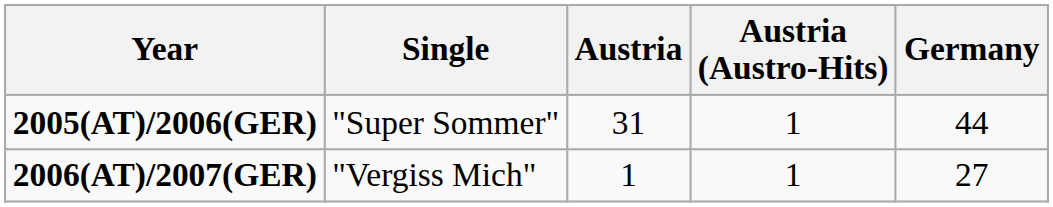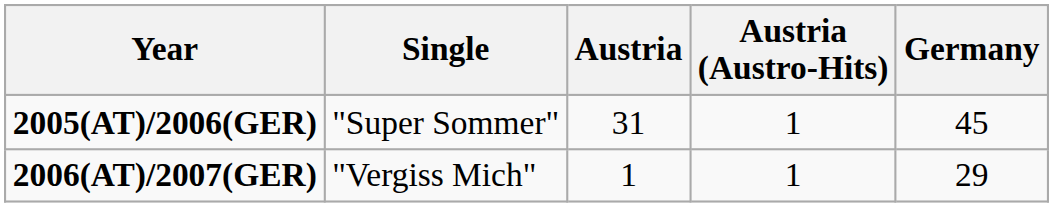(972, 121) 44 -> (972, 121) 45
(972, 174) 27 -> (972, 174) 29
